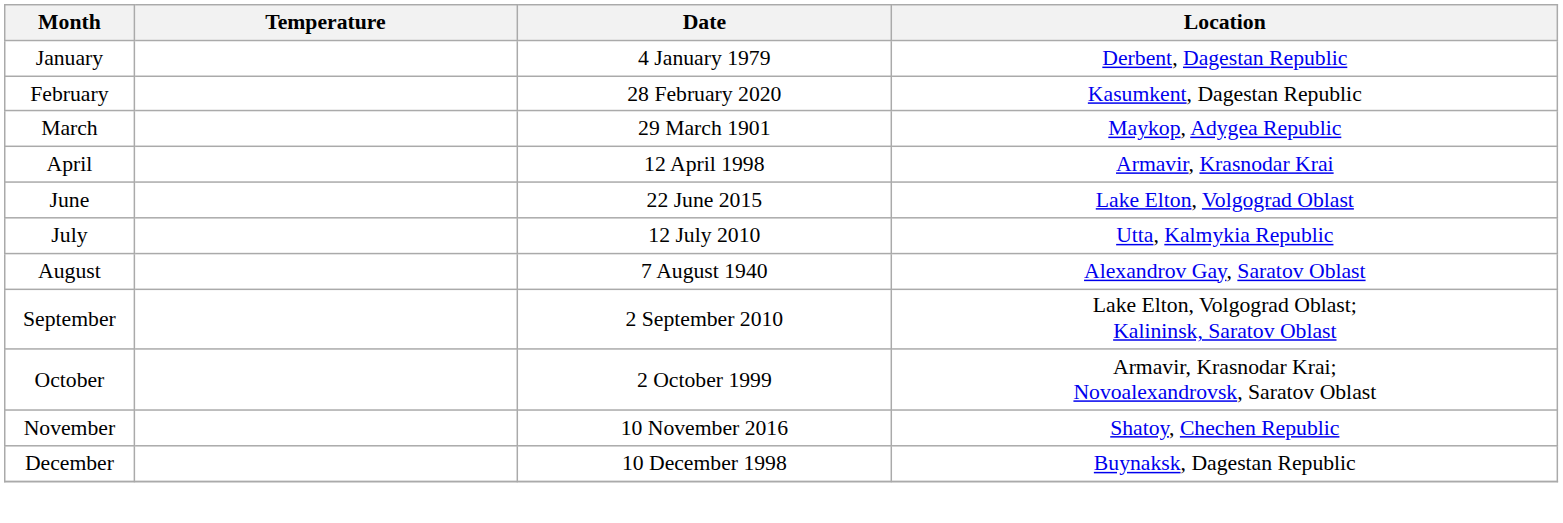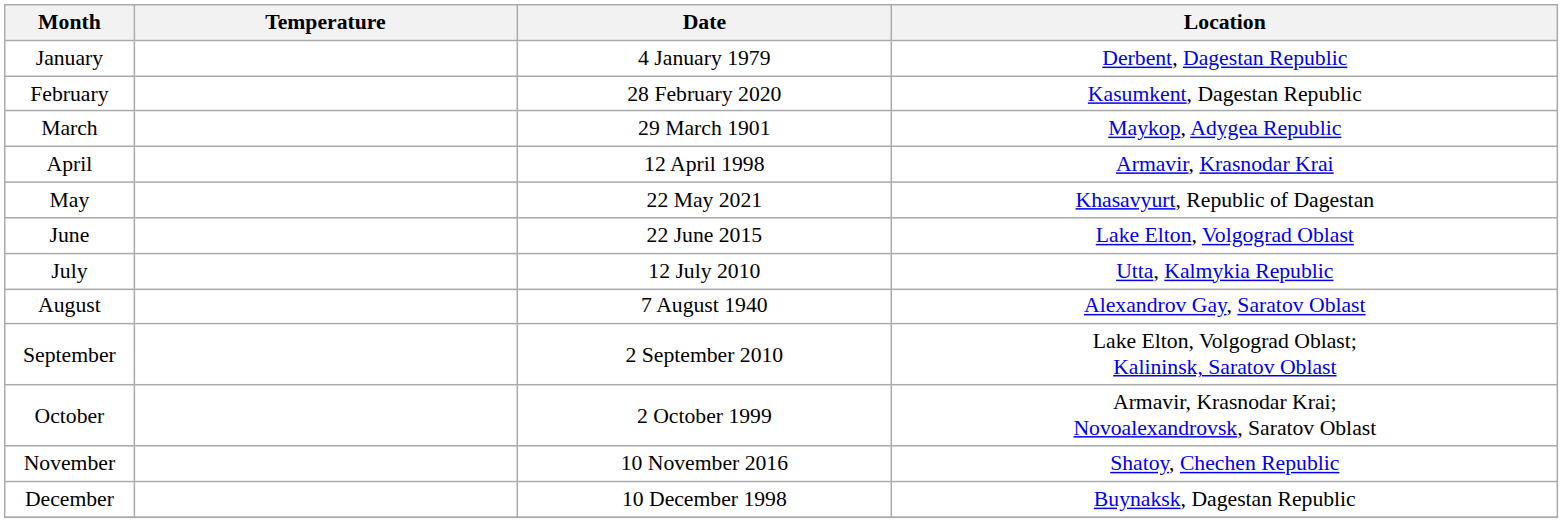+ row: (69, 199)
